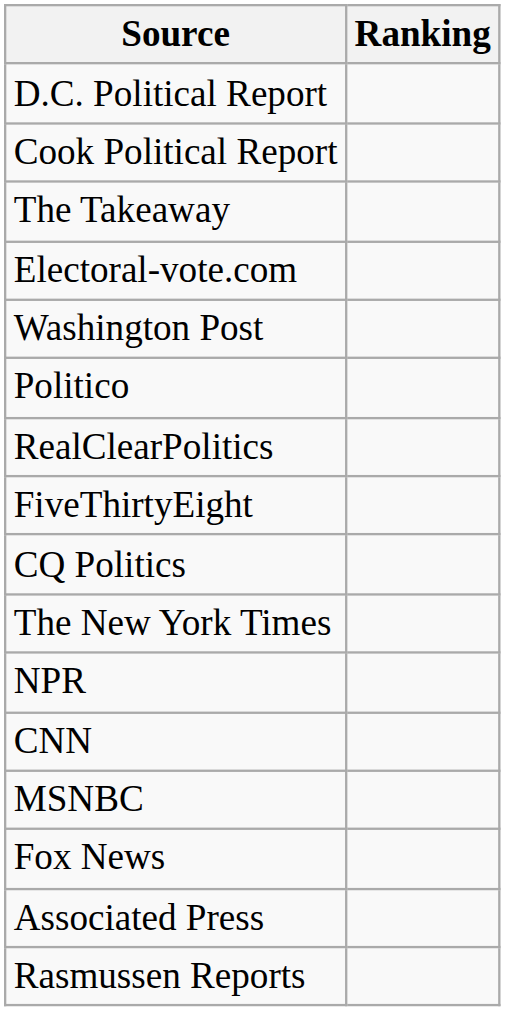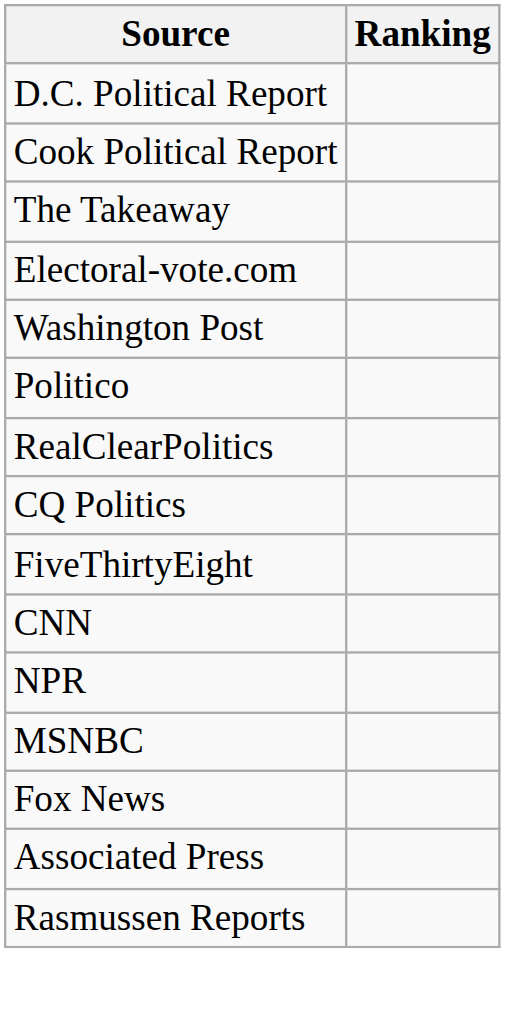rows swapped: (133, 504) <-> (100, 563)
- row: (173, 622)
rows swapped: (53, 740) <-> (50, 681)
